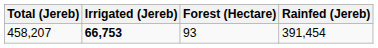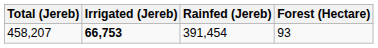columns swapped: (326, 14) <-> (230, 14)
